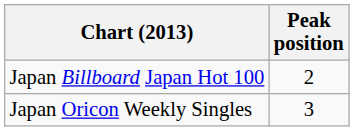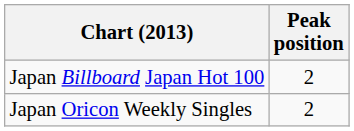(309, 109) 3 -> (309, 109) 2
